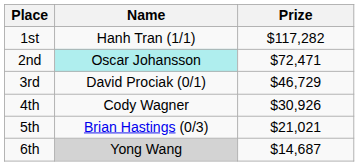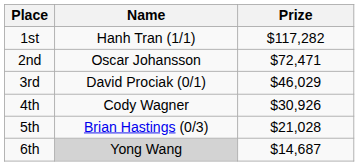(146, 60) paleturquoise background -> (146, 60) no background
(296, 82) $46,729 -> (296, 82) $46,029
(296, 127) $21,021 -> (296, 127) $21,028
